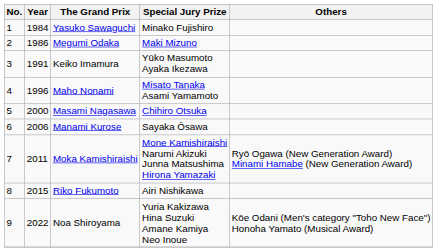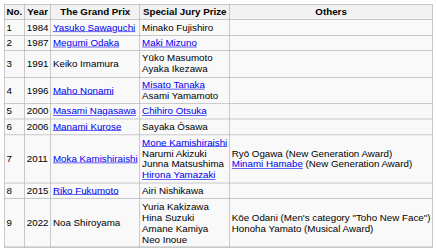(38, 43) 1986 -> (38, 43) 1987
